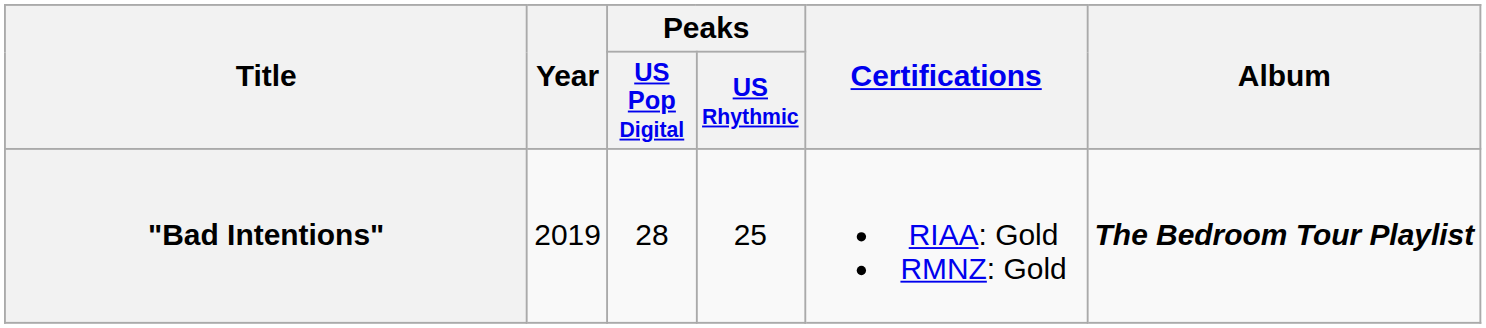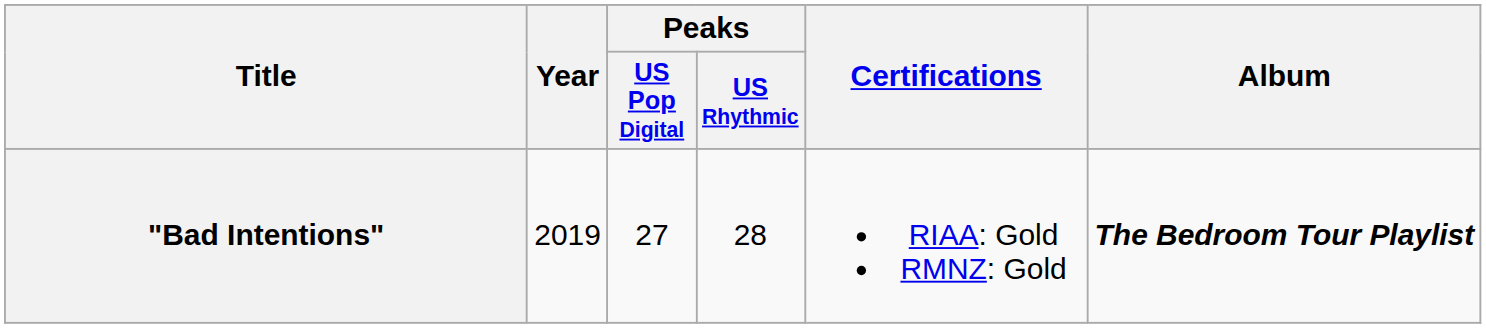(652, 235) 28 -> (652, 235) 27
(750, 235) 25 -> (750, 235) 28
